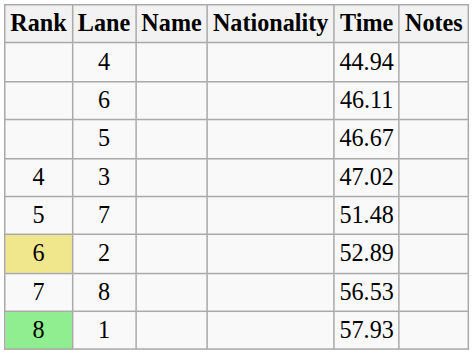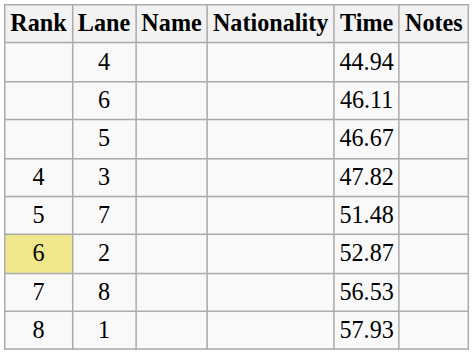(367, 176) 47.02 -> (367, 176) 47.82
(367, 253) 52.89 -> (367, 253) 52.87
(39, 330) lightgreen background -> (39, 330) no background
